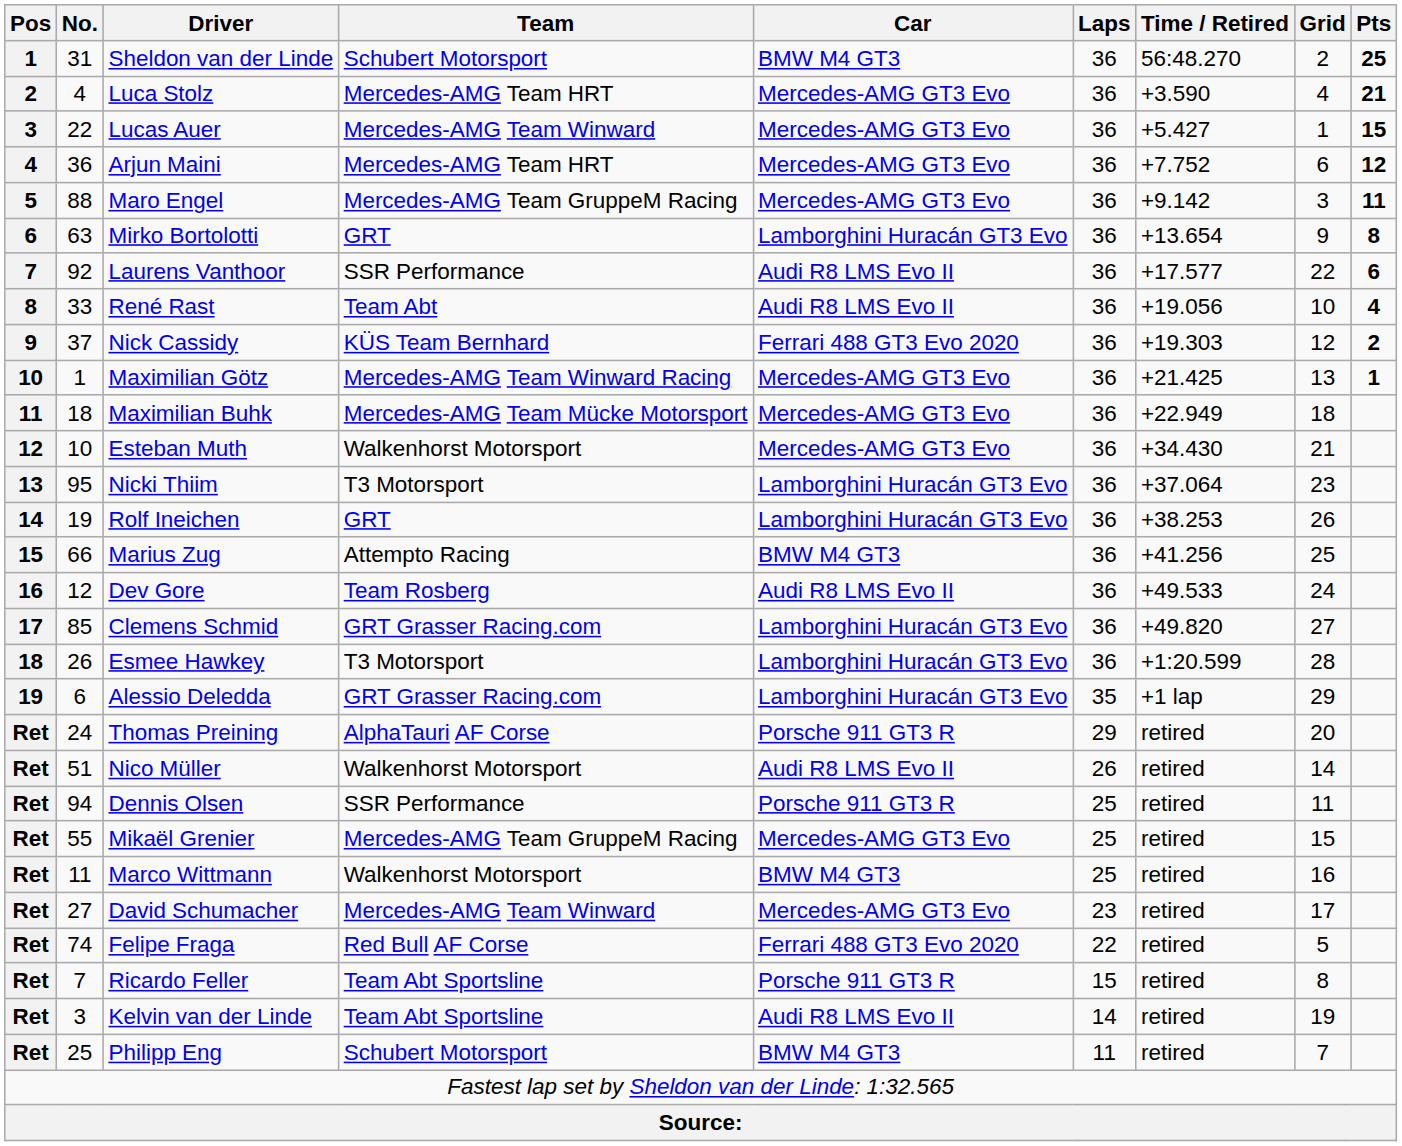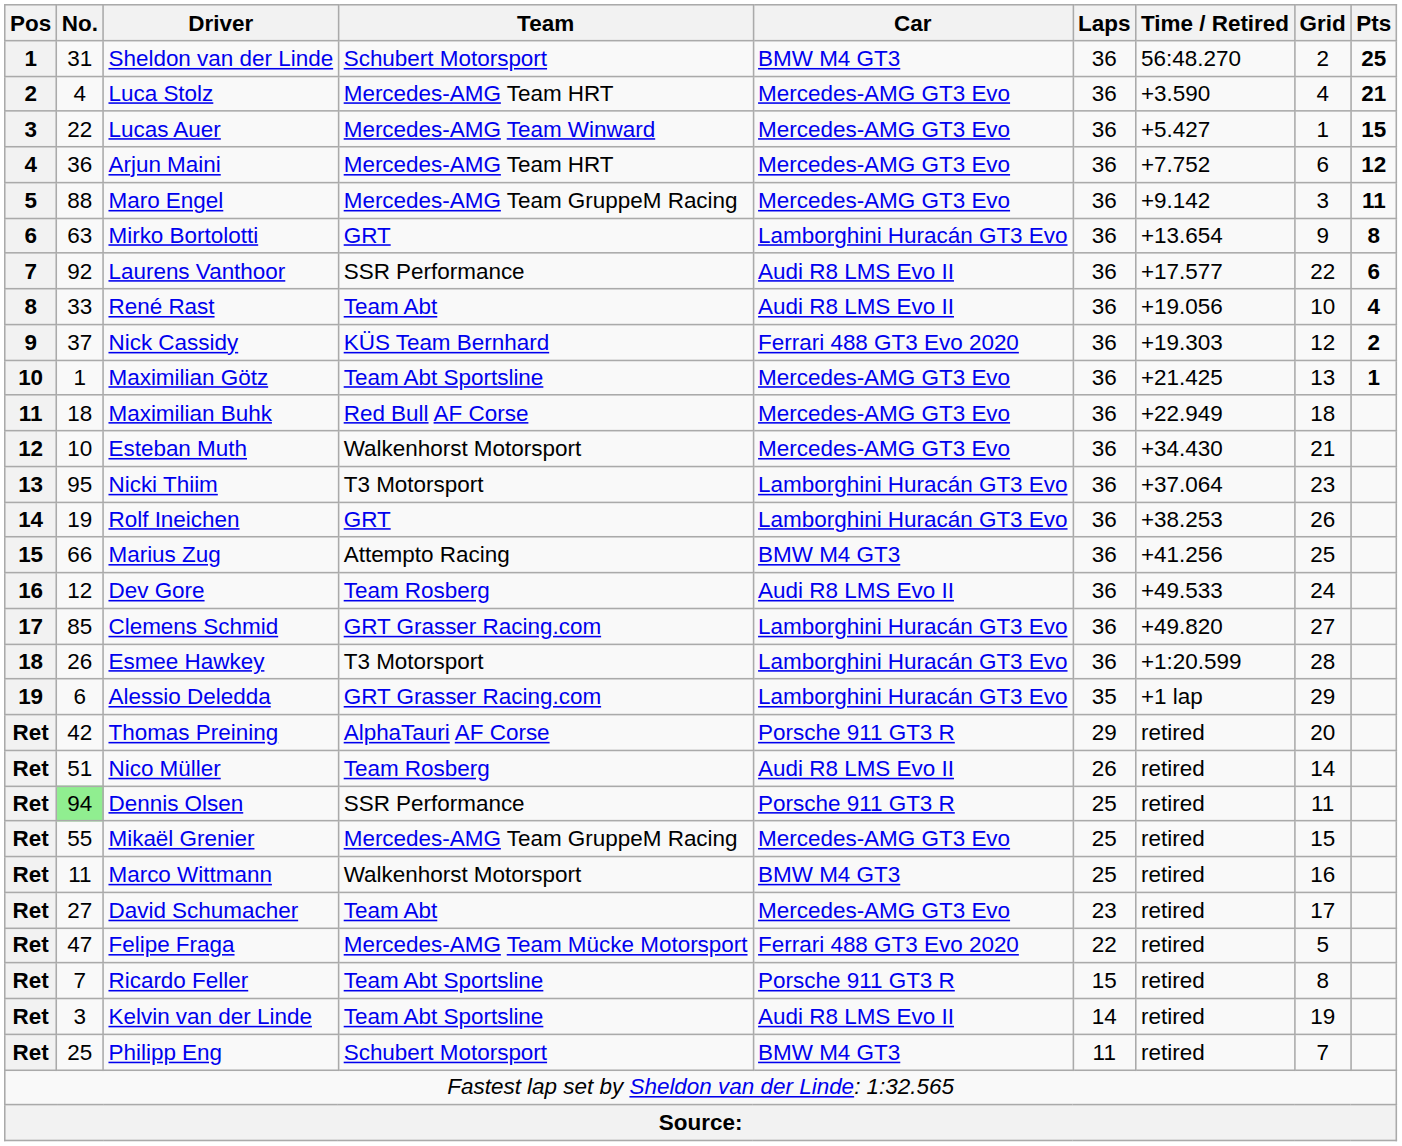(538, 378) Mercedes-AMG Team Winward Racing -> (444, 378) Team Abt Sportsline
(546, 413) Mercedes-AMG Team Mücke Motorsport -> (436, 413) Red Bull AF Corse
(80, 733) 24 -> (80, 733) 42
(462, 768) Walkenhorst Motorsport -> (417, 768) Team Rosberg
(80, 804) no background -> (80, 804) lightgreen background
(499, 910) Mercedes-AMG Team Winward -> (390, 910) Team Abt
(80, 946) 74 -> (80, 946) 47
(436, 946) Red Bull AF Corse -> (546, 946) Mercedes-AMG Team Mücke Motorsport
